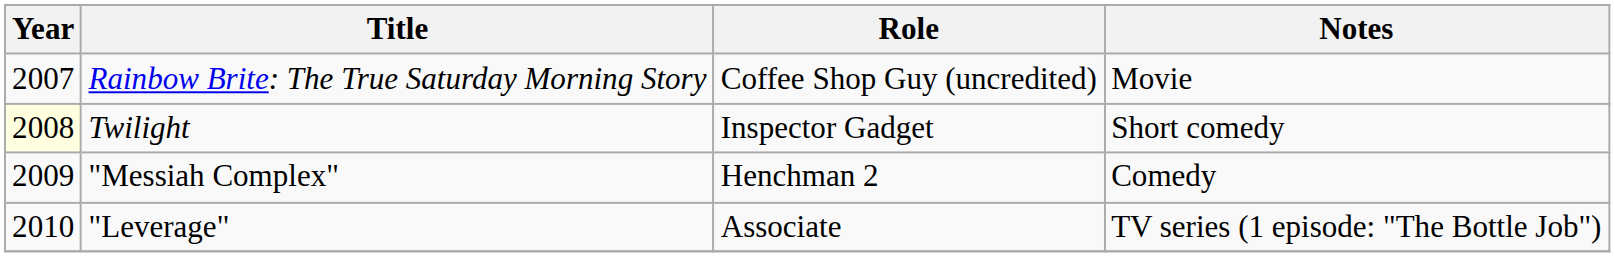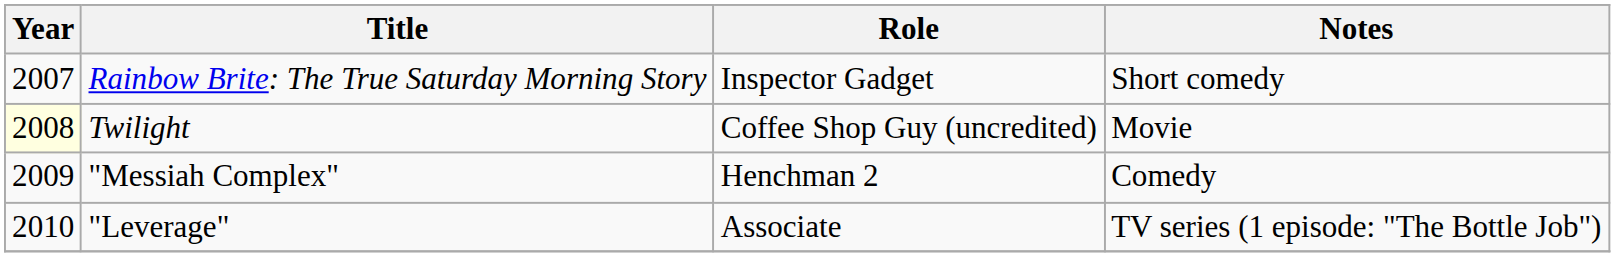(909, 78) Coffee Shop Guy (uncredited) -> (827, 78) Inspector Gadget
(1152, 78) Movie -> (1198, 78) Short comedy
(827, 127) Inspector Gadget -> (909, 127) Coffee Shop Guy (uncredited)
(1198, 127) Short comedy -> (1152, 127) Movie
